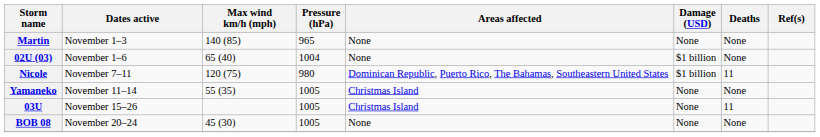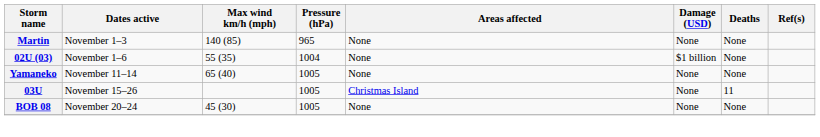(220, 57) 65 (40) -> (220, 57) 55 (35)
- row: (33, 73)
(220, 90) 55 (35) -> (220, 73) 65 (40)
(383, 90) Christmas Island -> (359, 73) None
